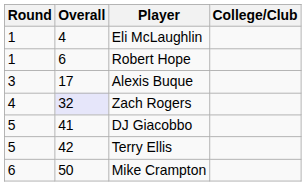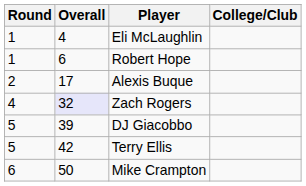(12, 81) 3 -> (12, 81) 2
(66, 125) 41 -> (66, 125) 39
